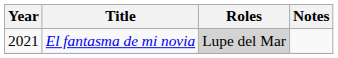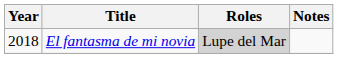(23, 41) 2021 -> (23, 41) 2018
